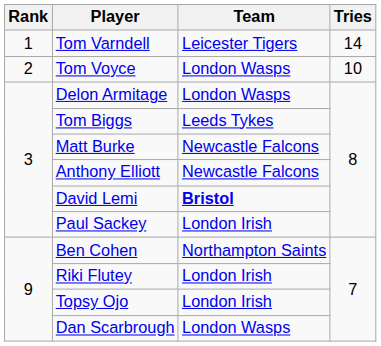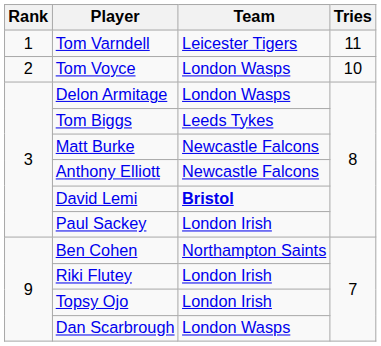(353, 43) 14 -> (353, 43) 11
